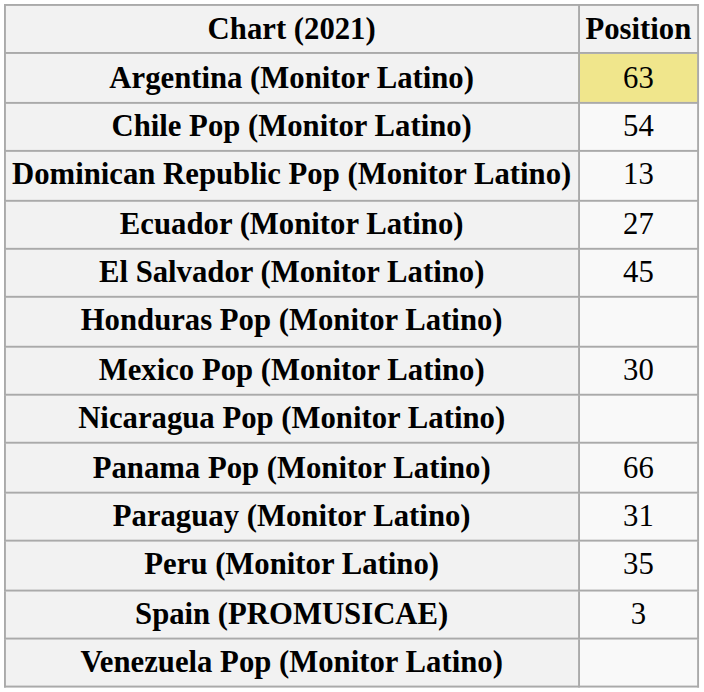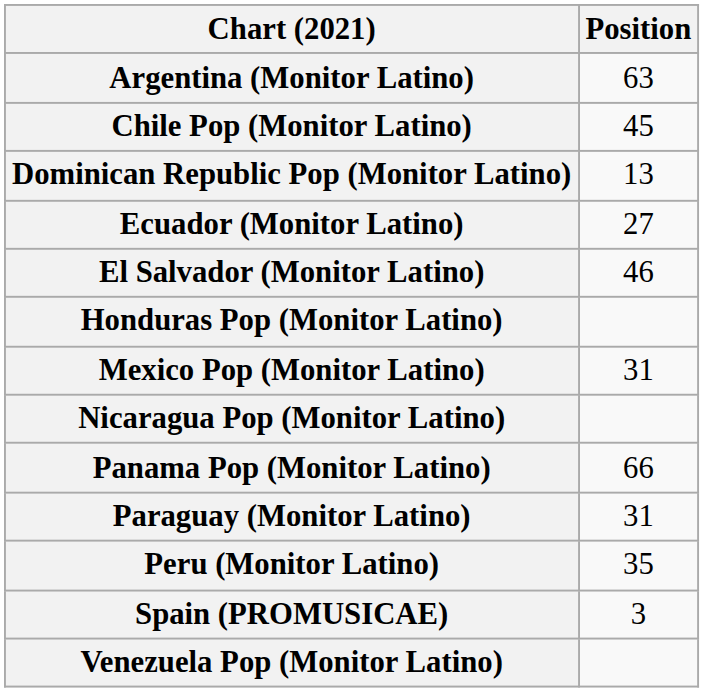(638, 77) khaki background -> (638, 77) no background
(638, 126) 54 -> (638, 126) 45
(638, 272) 45 -> (638, 272) 46
(638, 369) 30 -> (638, 369) 31
